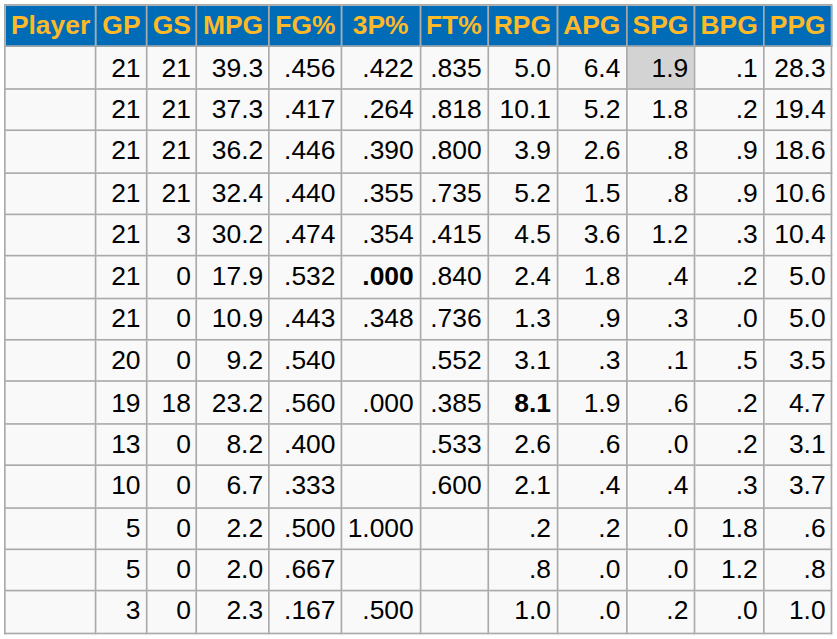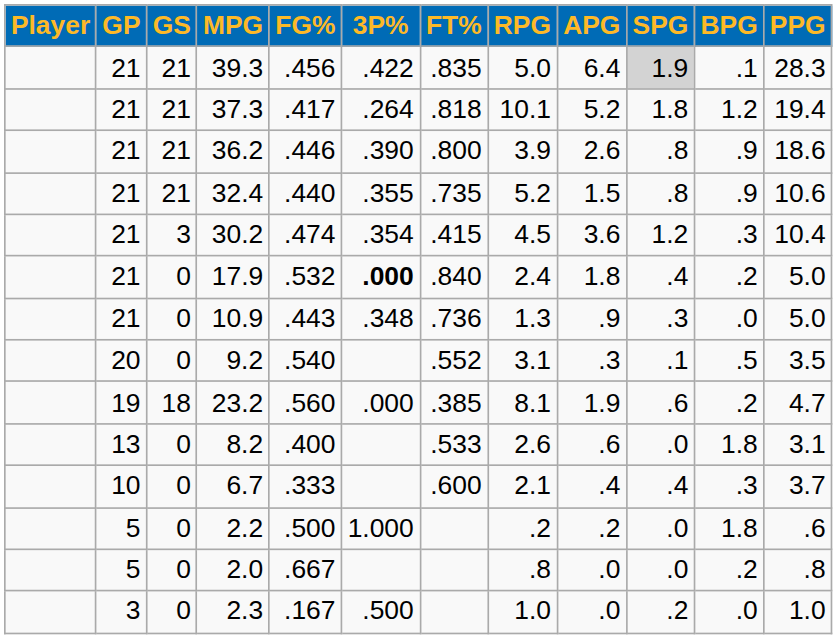(747, 109) .2 -> (739, 109) 1.2
(533, 402) bold -> (533, 402) normal
(747, 444) .2 -> (739, 444) 1.8
(739, 569) 1.2 -> (747, 569) .2
